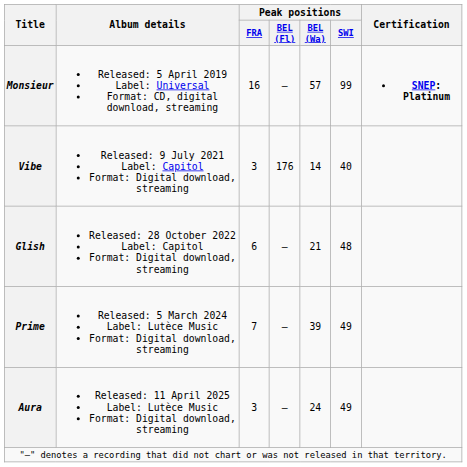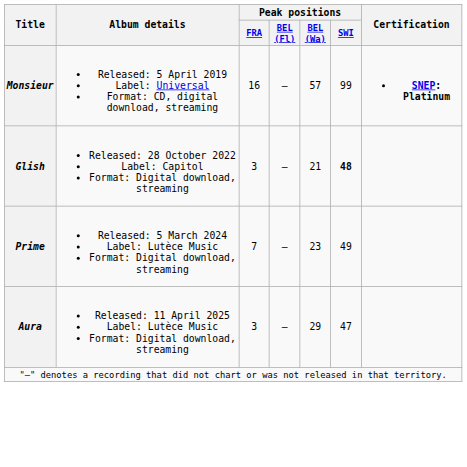- row: (30, 166)
(254, 246) 6 -> (254, 166) 3
(346, 246) normal -> (346, 166) bold
(315, 327) 39 -> (315, 246) 23
(315, 407) 24 -> (315, 327) 29
(346, 407) 49 -> (346, 327) 47
